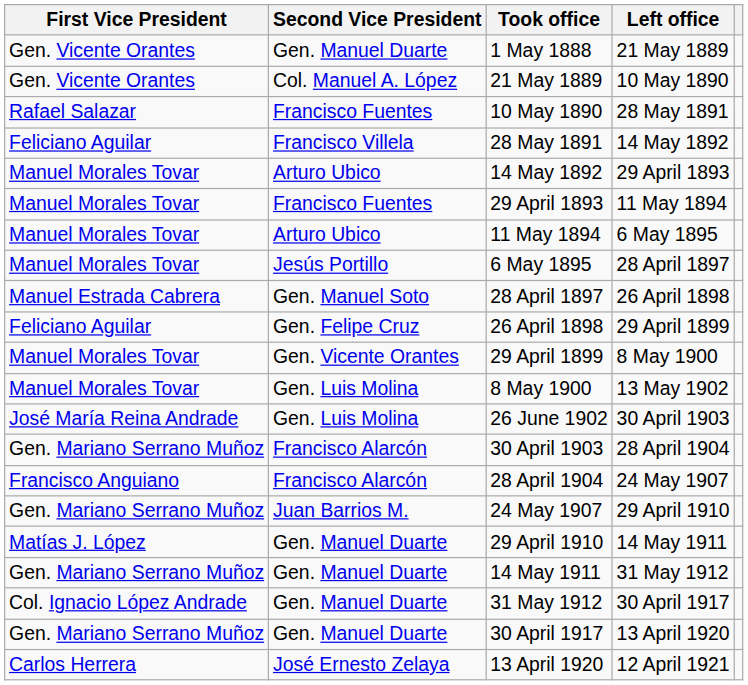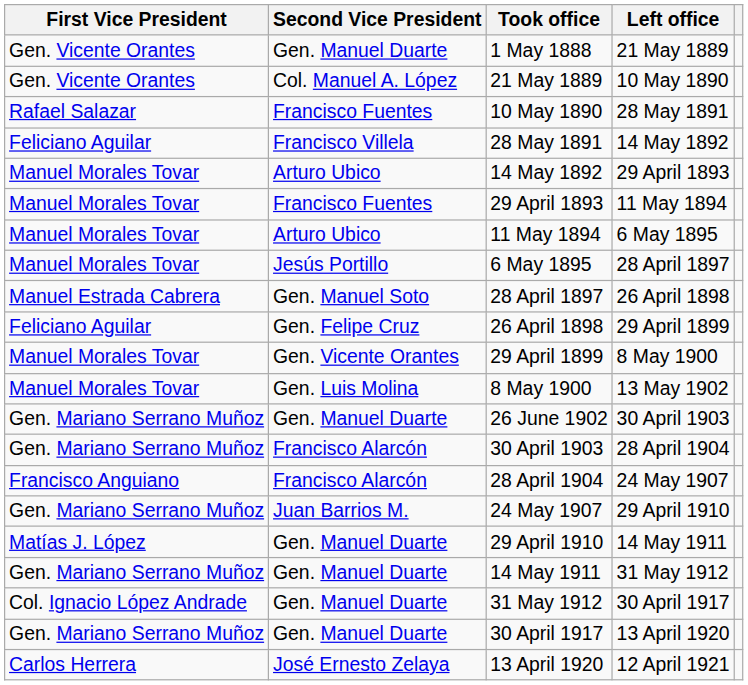(124, 419) José María Reina Andrade -> (137, 419) Gen. Mariano Serrano Muñoz
(346, 419) Gen. Luis Molina -> (360, 419) Gen. Manuel Duarte
